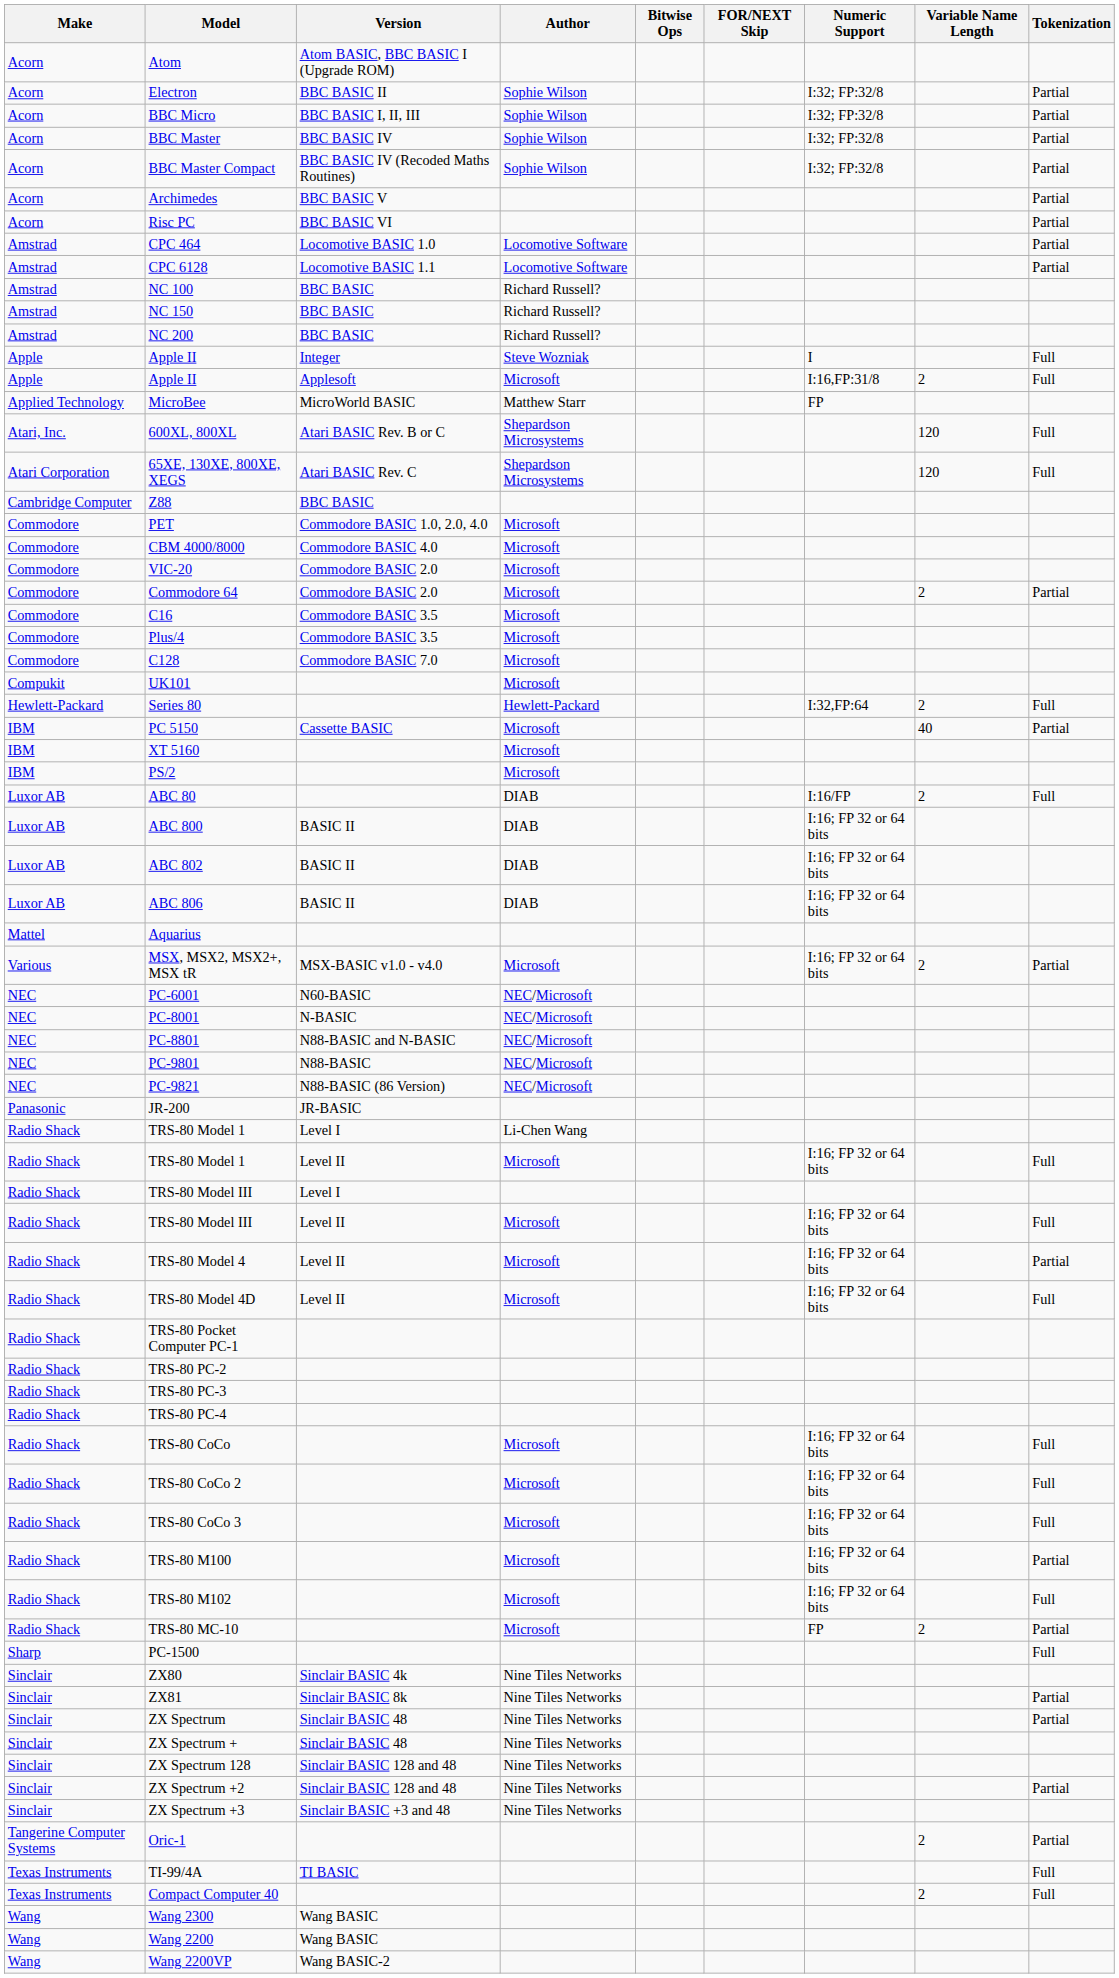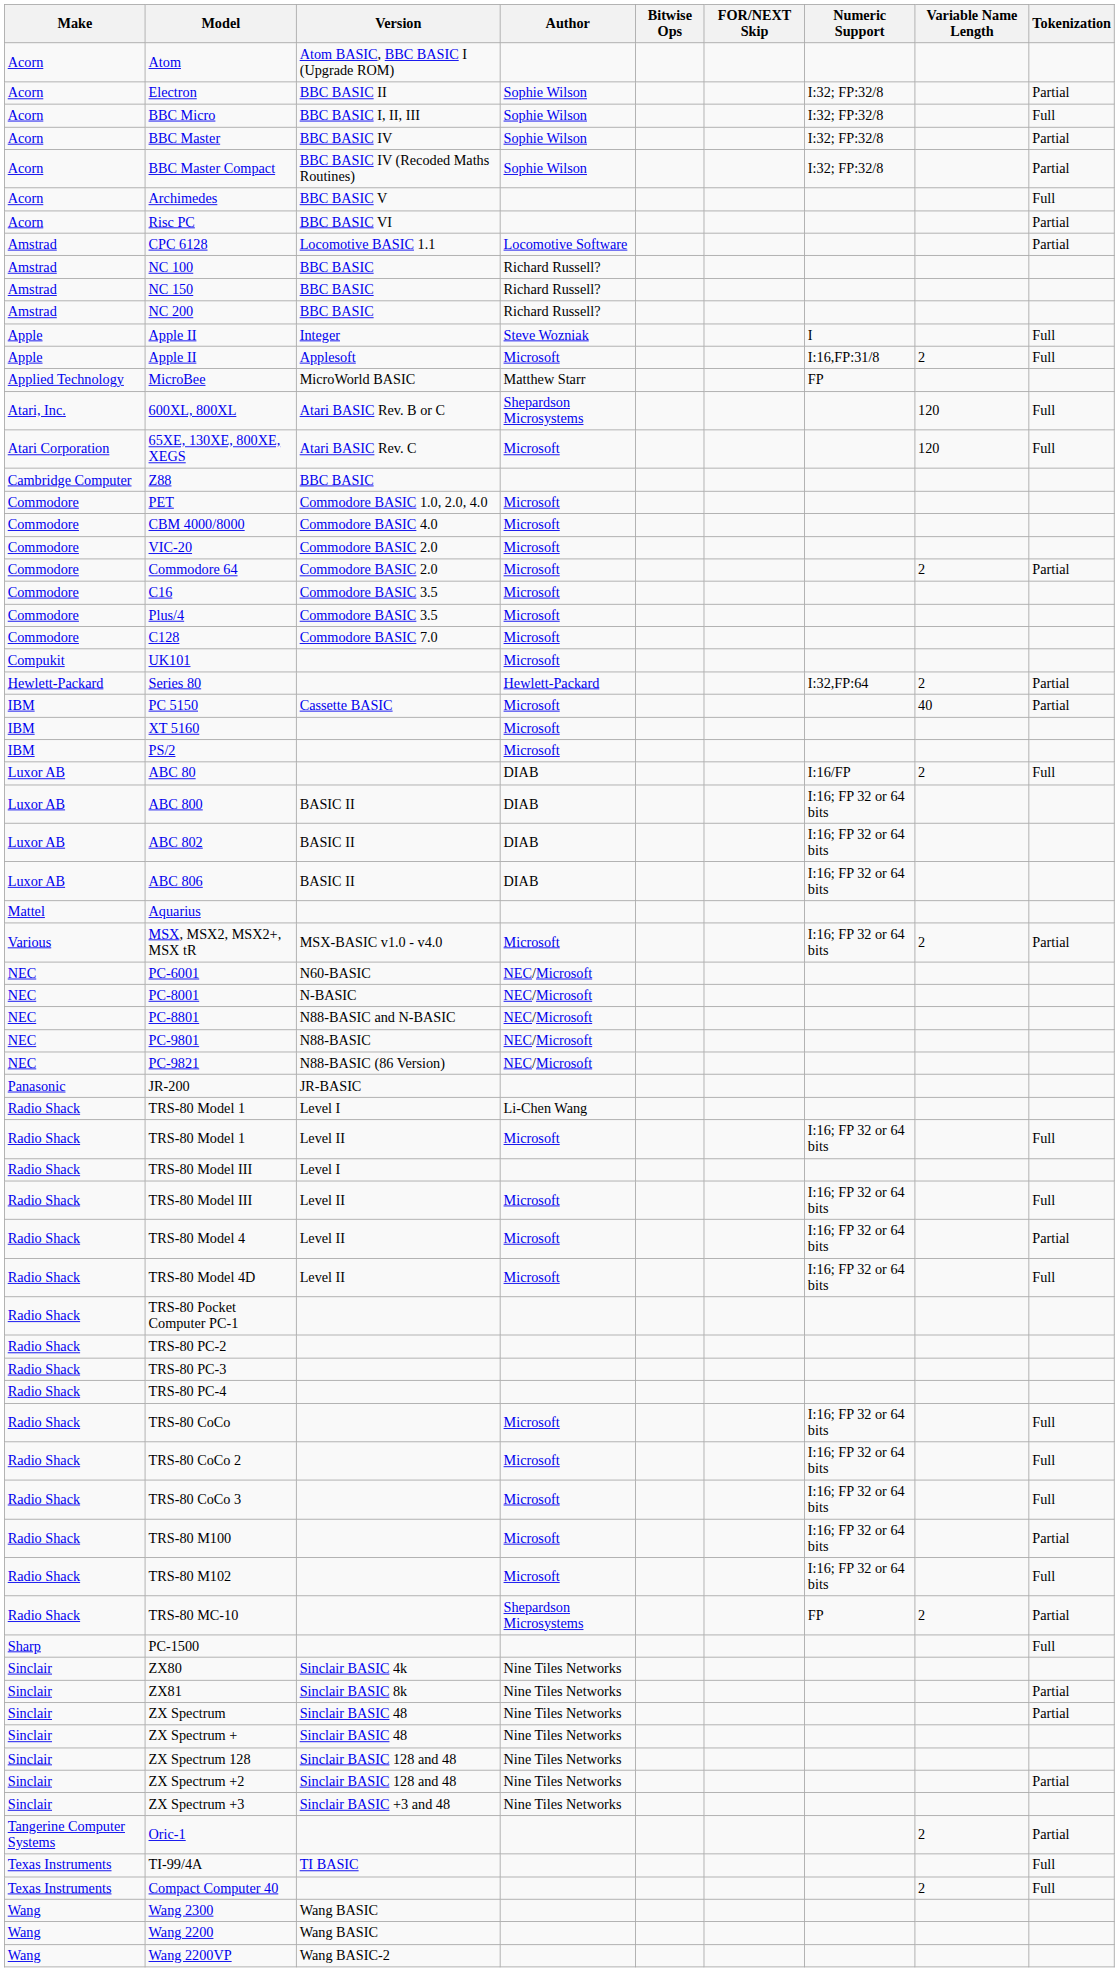(1051, 115) Partial -> (1044, 115) Full
(1051, 199) Partial -> (1044, 199) Full
- row: (174, 244)
(544, 471) Shepardson Microsystems -> (532, 449) Microsoft
(1044, 705) Full -> (1051, 683) Partial
(532, 1630) Microsoft -> (544, 1615) Shepardson Microsystems
